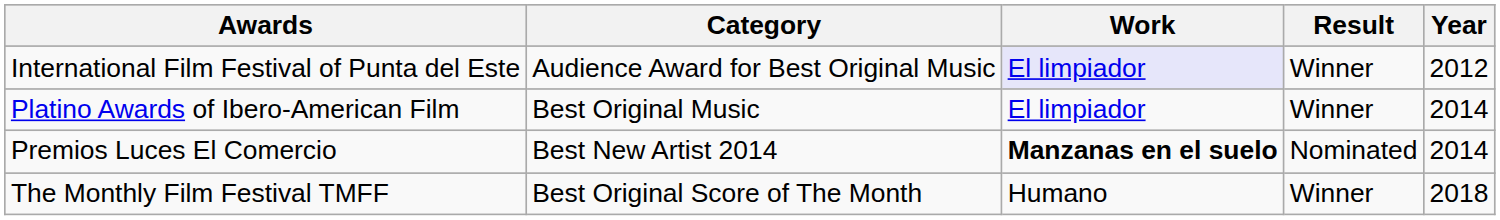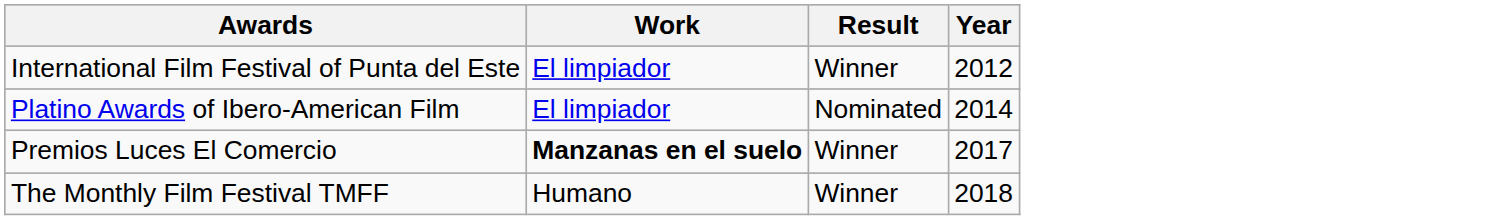- column: (764, 25)
(1077, 67) lavender background -> (601, 67) no background
(1332, 109) Winner -> (878, 109) Nominated
(1354, 151) Nominated -> (856, 151) Winner
(1459, 151) 2014 -> (984, 151) 2017
